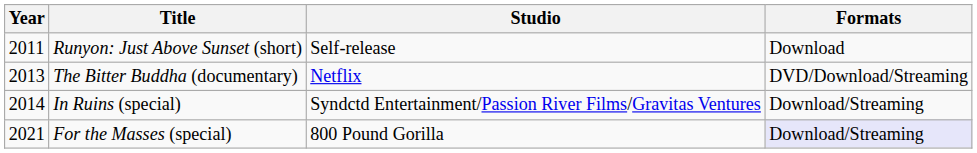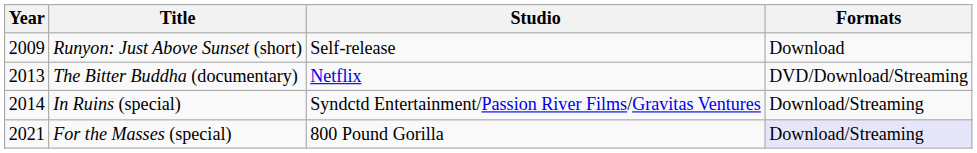(26, 47) 2011 -> (27, 47) 2009
